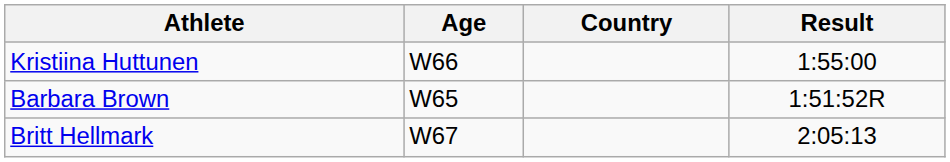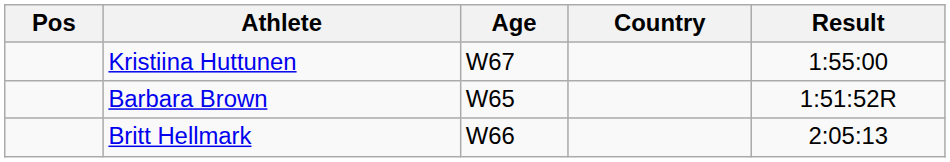+ column: (54, 23)
(434, 61) W66 -> (490, 61) W67
(434, 136) W67 -> (490, 136) W66
